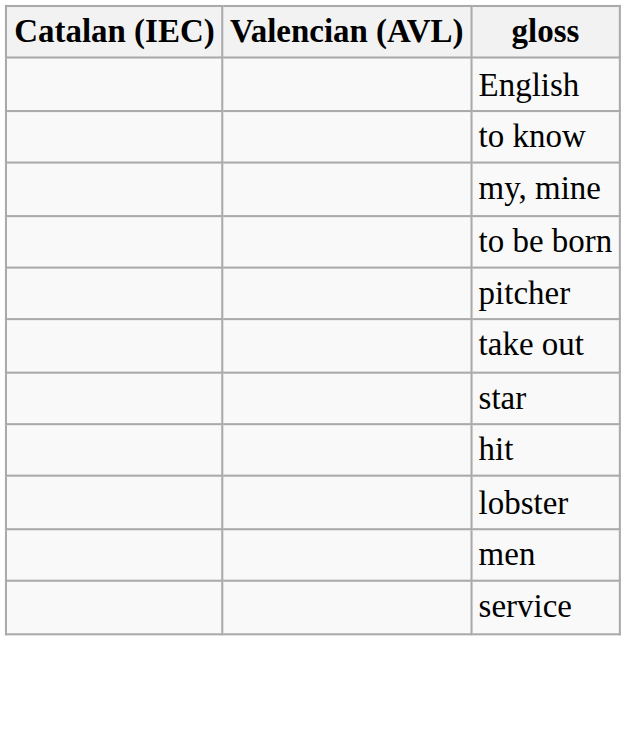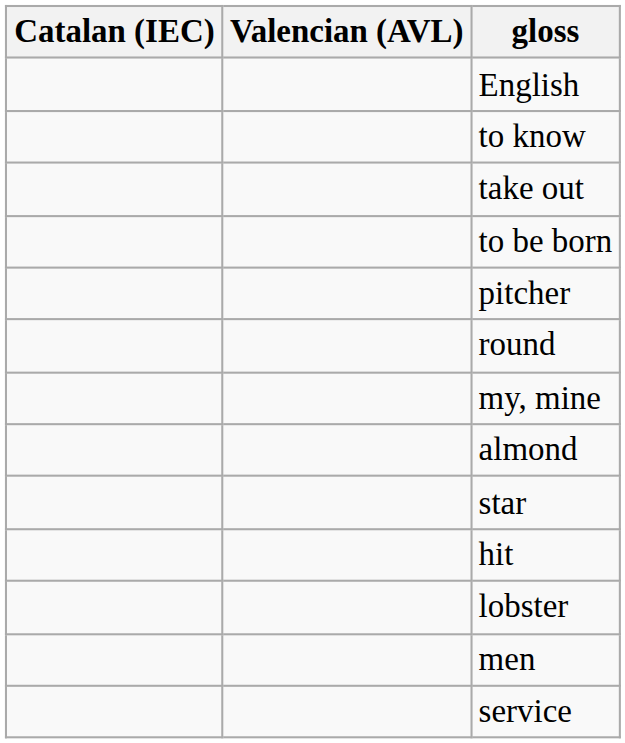rows swapped: (531, 345) <-> (540, 188)
+ row: (517, 345)
+ row: (528, 449)
